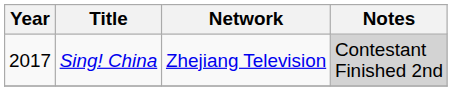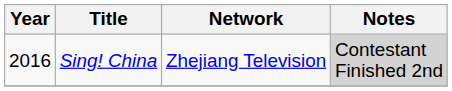(30, 60) 2017 -> (30, 60) 2016
